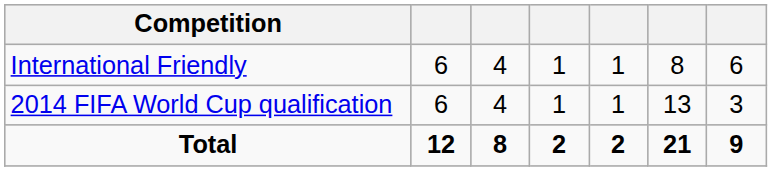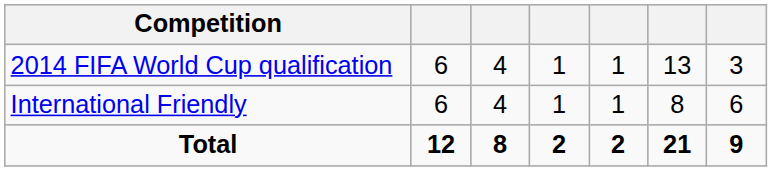rows swapped: (129, 64) <-> (202, 104)
